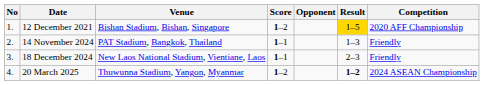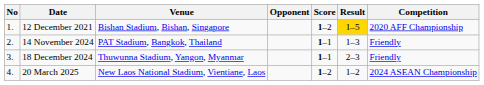columns swapped: (316, 11) <-> (281, 11)
(182, 57) New Laos National Stadium, Vientiane, Laos -> (171, 57) Thuwunna Stadium, Yangon, Myanmar
(171, 72) Thuwunna Stadium, Yangon, Myanmar -> (182, 72) New Laos National Stadium, Vientiane, Laos
(353, 72) bold -> (353, 72) normal
